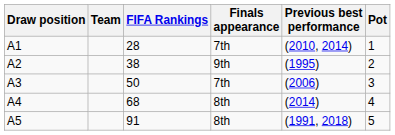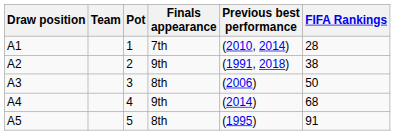columns swapped: (378, 20) <-> (167, 20)
(302, 64) (1995) -> (256, 64) (1991, 2018)
(222, 83) 7th -> (159, 83) 8th
(222, 102) 8th -> (159, 102) 9th
(318, 121) (1991, 2018) -> (239, 121) (1995)
